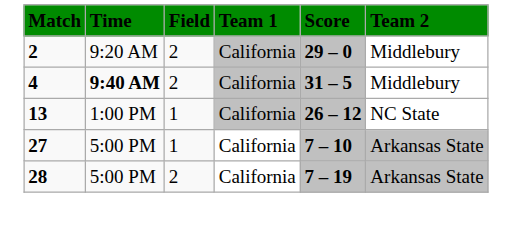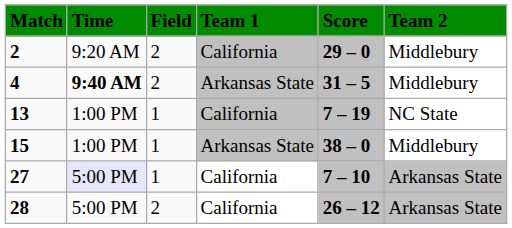(257, 82) California -> (257, 82) Arkansas State
(333, 114) 26 – 12 -> (346, 114) 7 – 19
+ row: (20, 145)
(123, 145) no background -> (105, 176) lavender background
(328, 176) 7 – 19 -> (351, 208) 26 – 12
